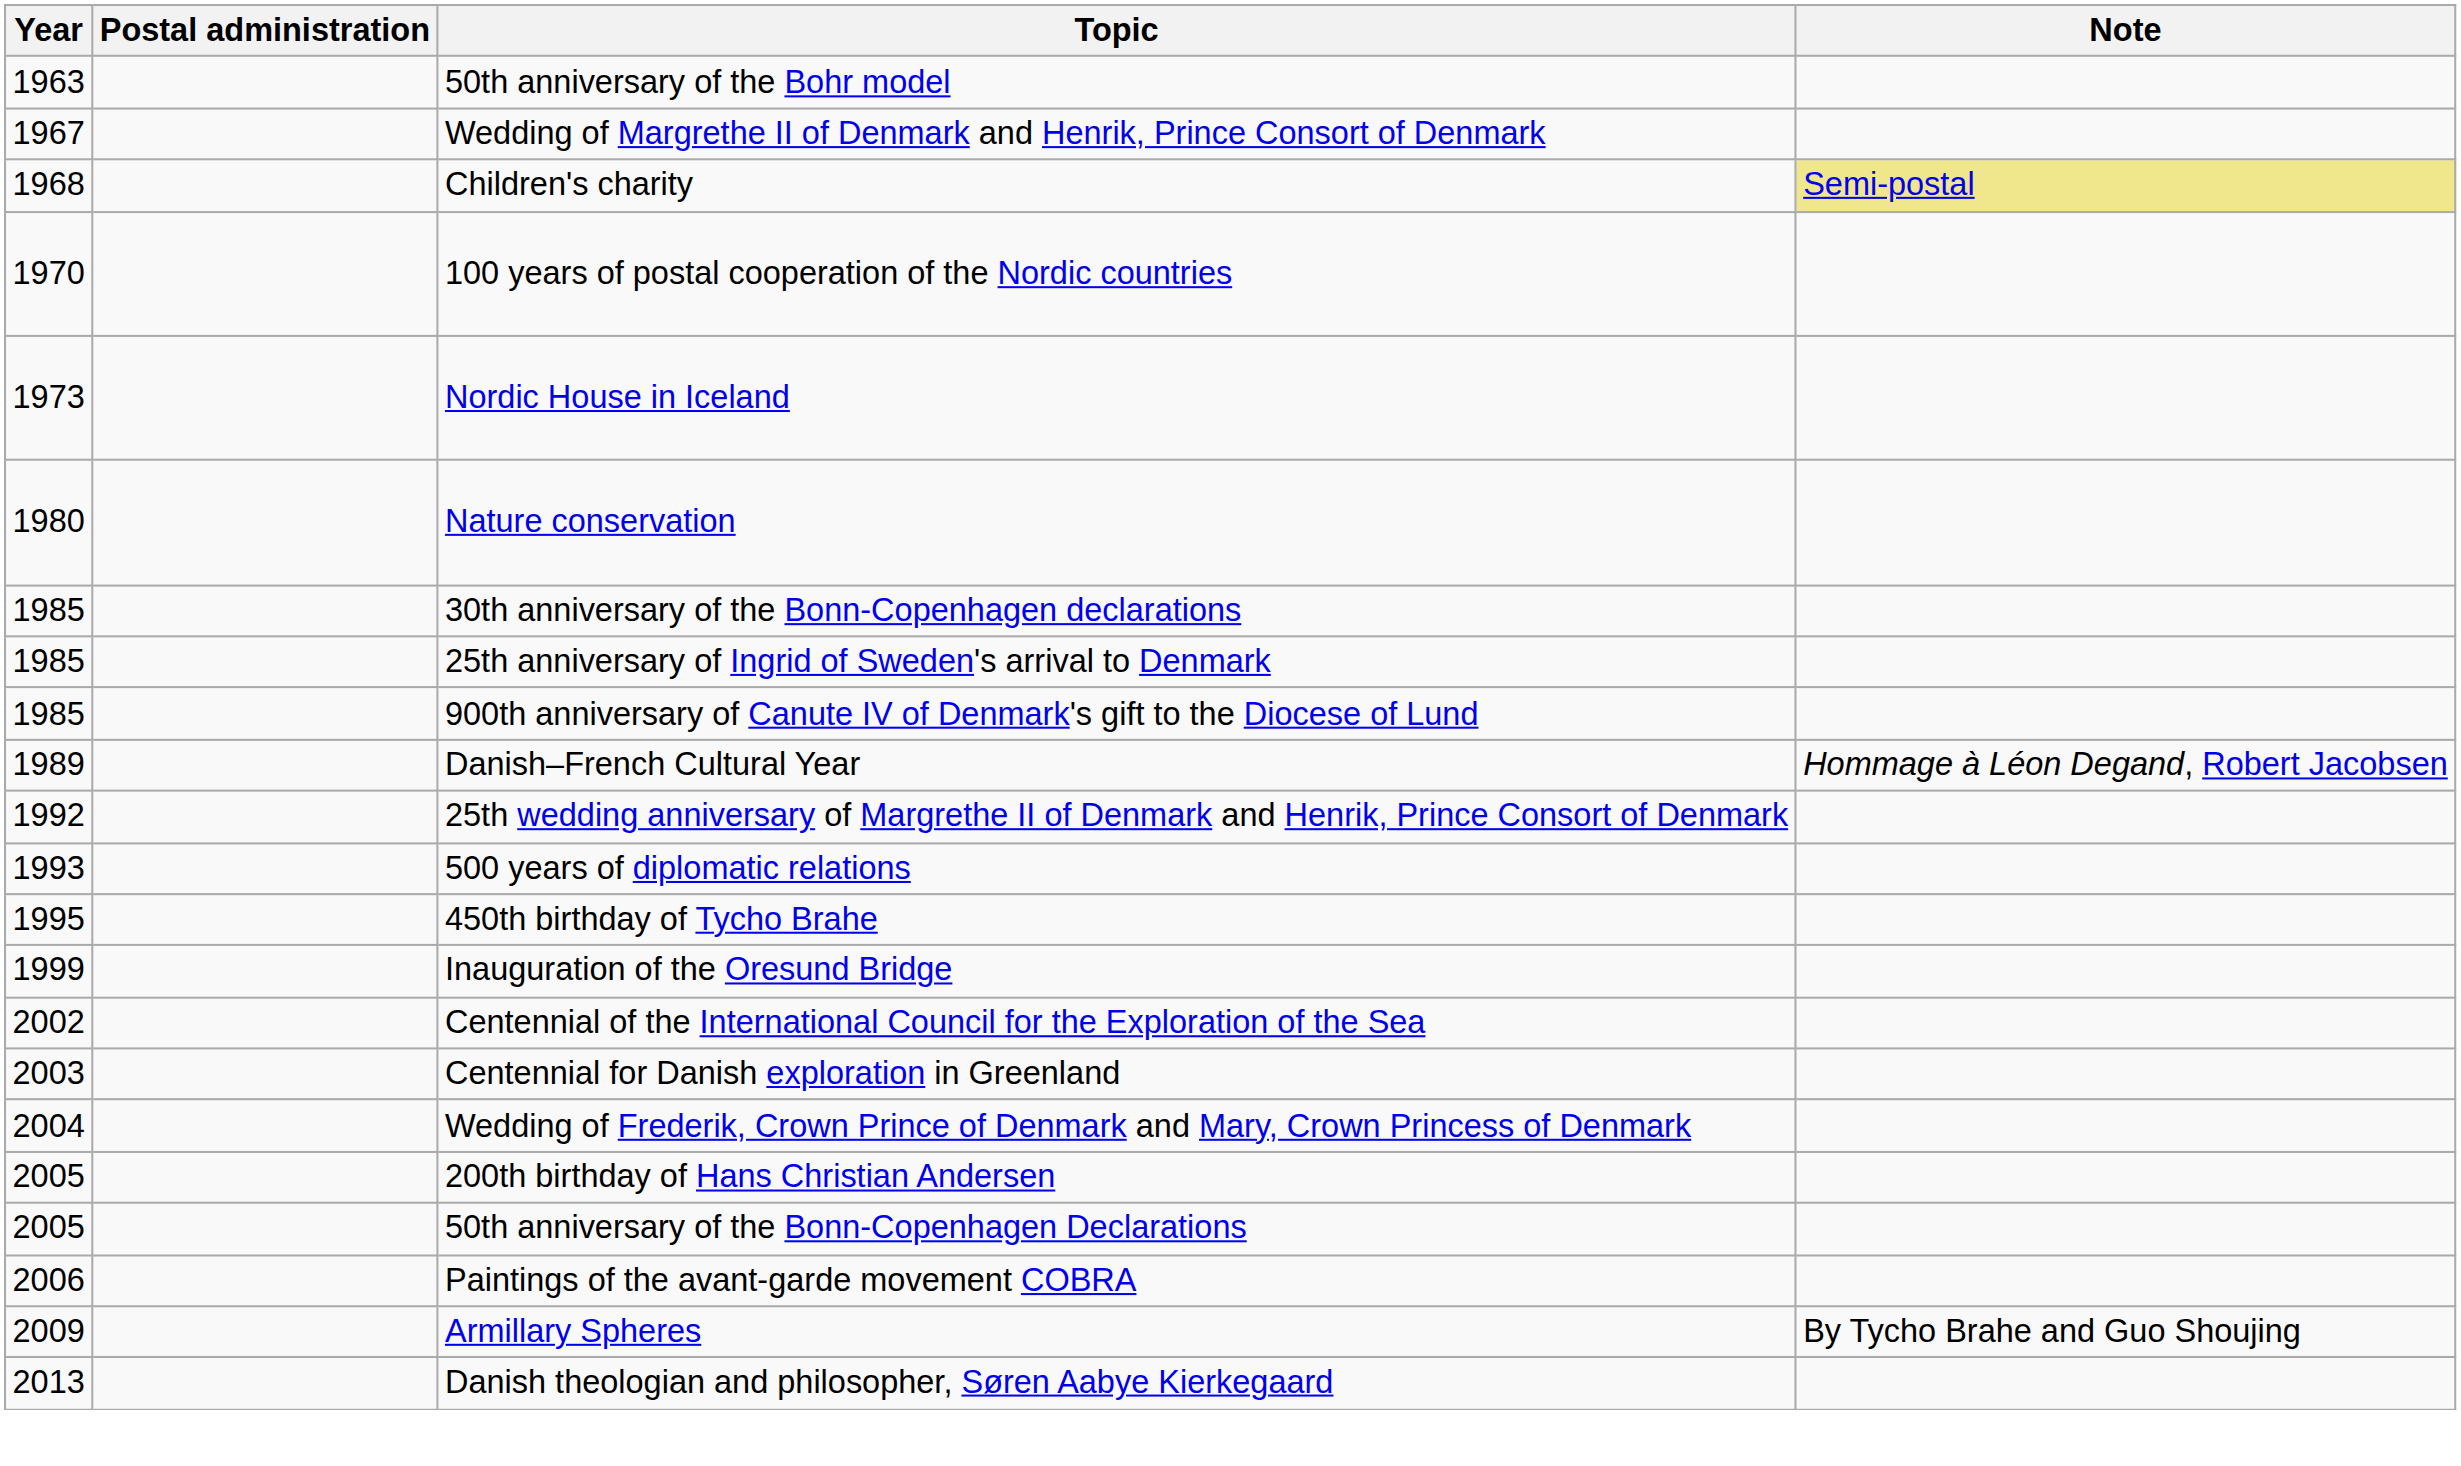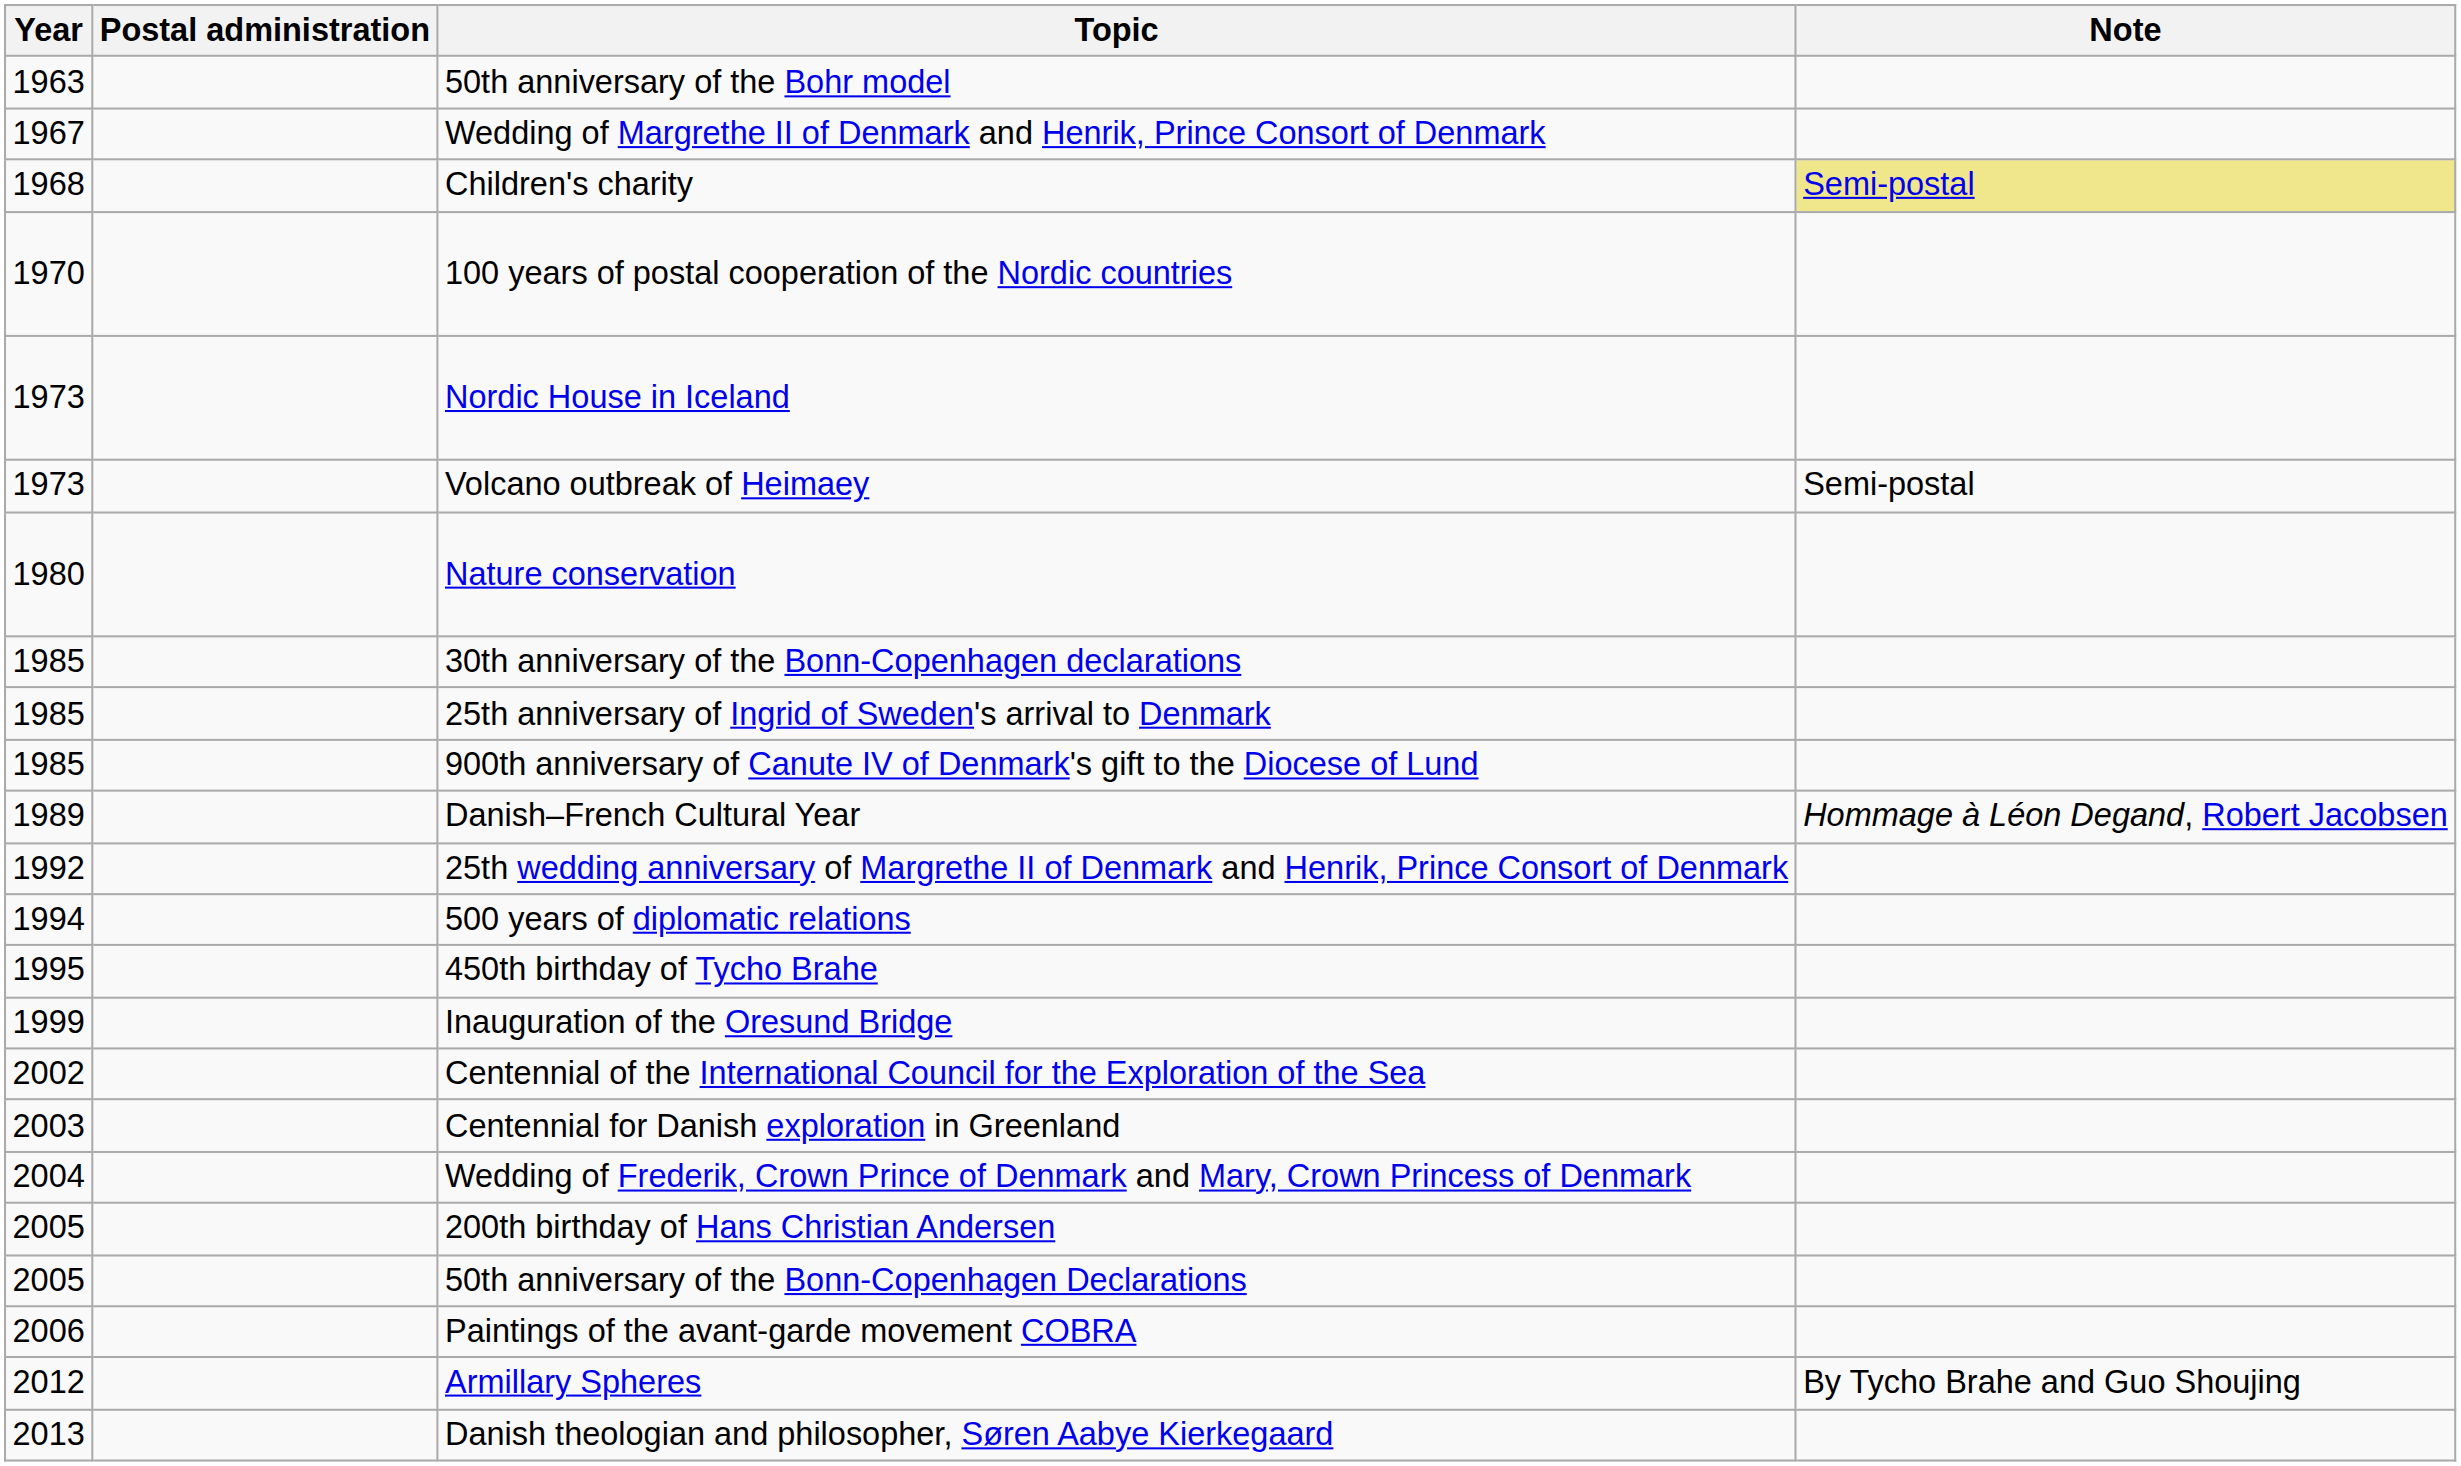+ row: (657, 485)
(49, 867) 1993 -> (49, 919) 1994
(49, 1331) 2009 -> (49, 1382) 2012
